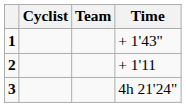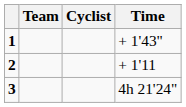columns swapped: (45, 16) <-> (93, 16)
